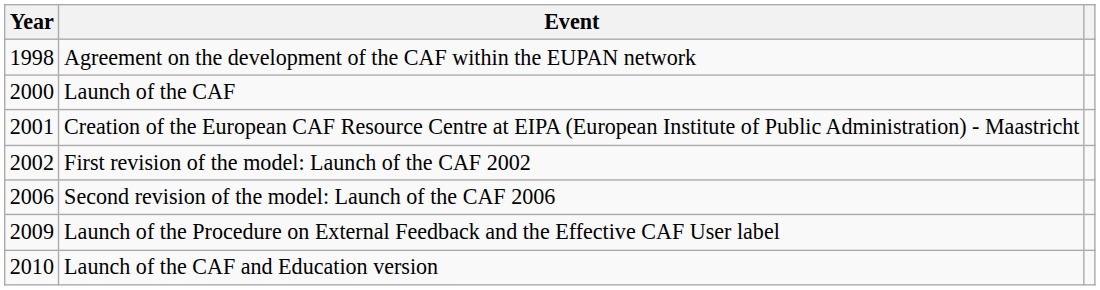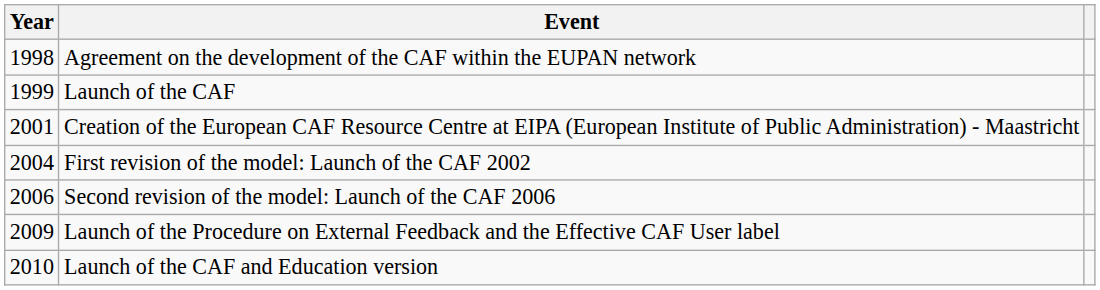(32, 92) 2000 -> (32, 92) 1999
(32, 162) 2002 -> (32, 162) 2004
